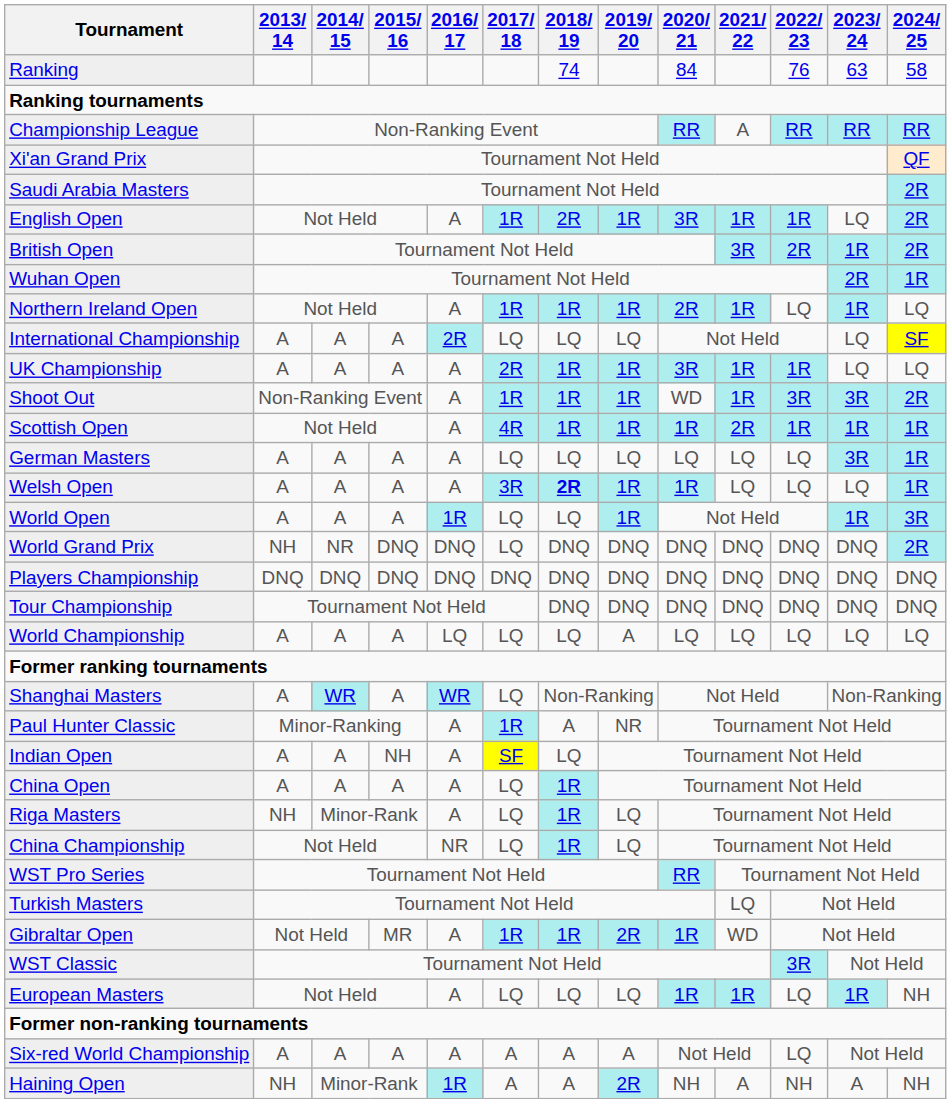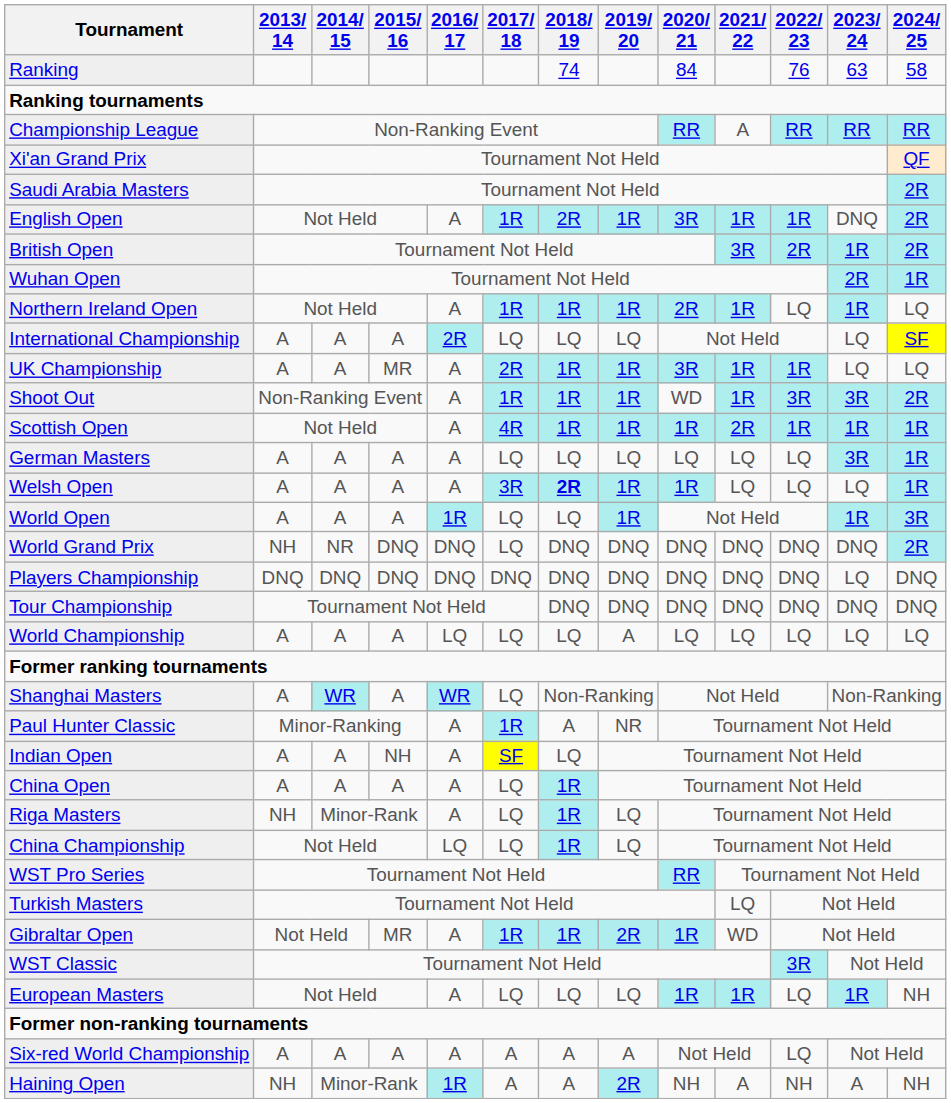(857, 219) LQ -> (857, 219) DNQ
(398, 368) A -> (398, 368) MR
(857, 576) DNQ -> (857, 576) LQ
(455, 845) NR -> (455, 845) LQ
